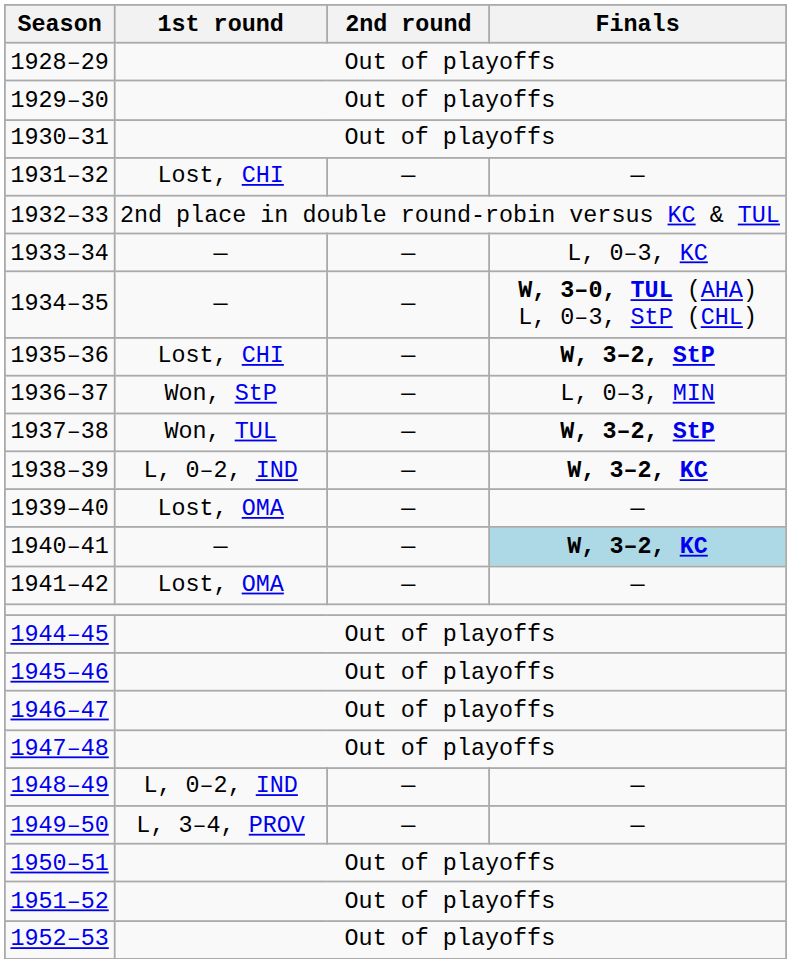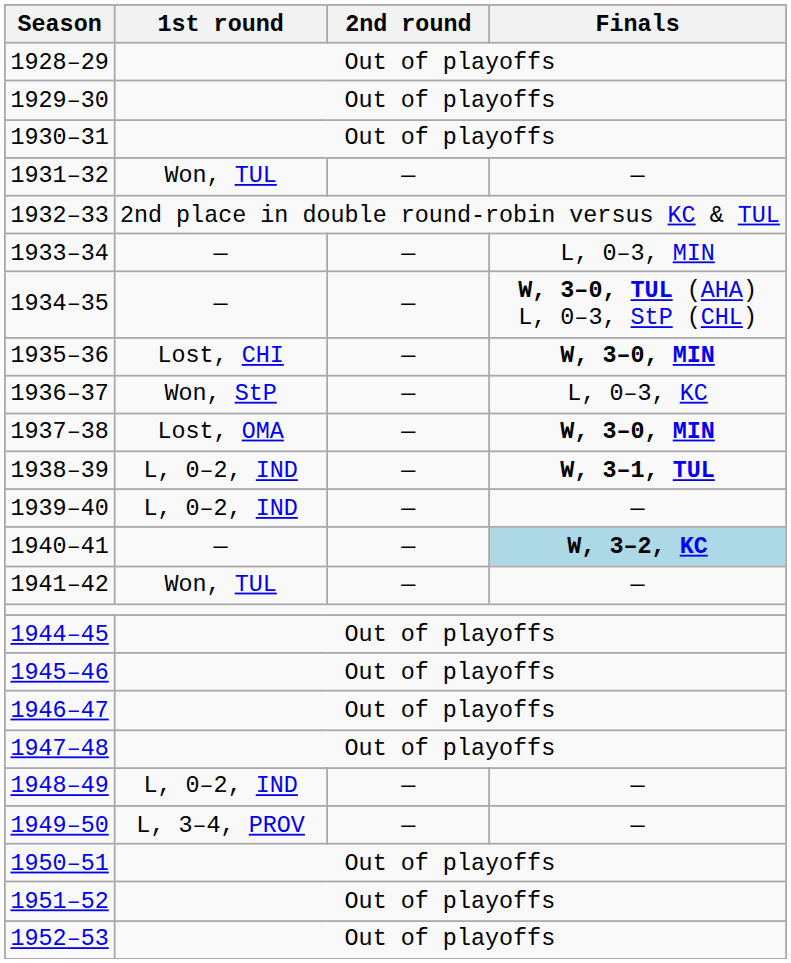(221, 177) Lost, CHI -> (221, 177) Won, TUL
(638, 253) L, 0–3, KC -> (638, 253) L, 0–3, MIN
(638, 356) W, 3–2, StP -> (638, 356) W, 3–0, MIN
(638, 394) L, 0–3, MIN -> (638, 394) L, 0–3, KC
(221, 432) Won, TUL -> (221, 432) Lost, OMA
(638, 432) W, 3–2, StP -> (638, 432) W, 3–0, MIN
(638, 470) W, 3–2, KC -> (638, 470) W, 3–1, TUL
(221, 509) Lost, OMA -> (221, 509) L, 0–2, IND
(221, 585) Lost, OMA -> (221, 585) Won, TUL
